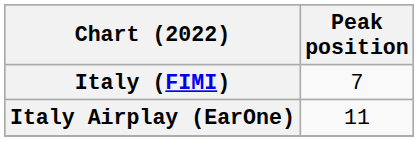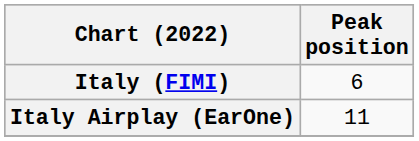(357, 82) 7 -> (357, 82) 6
